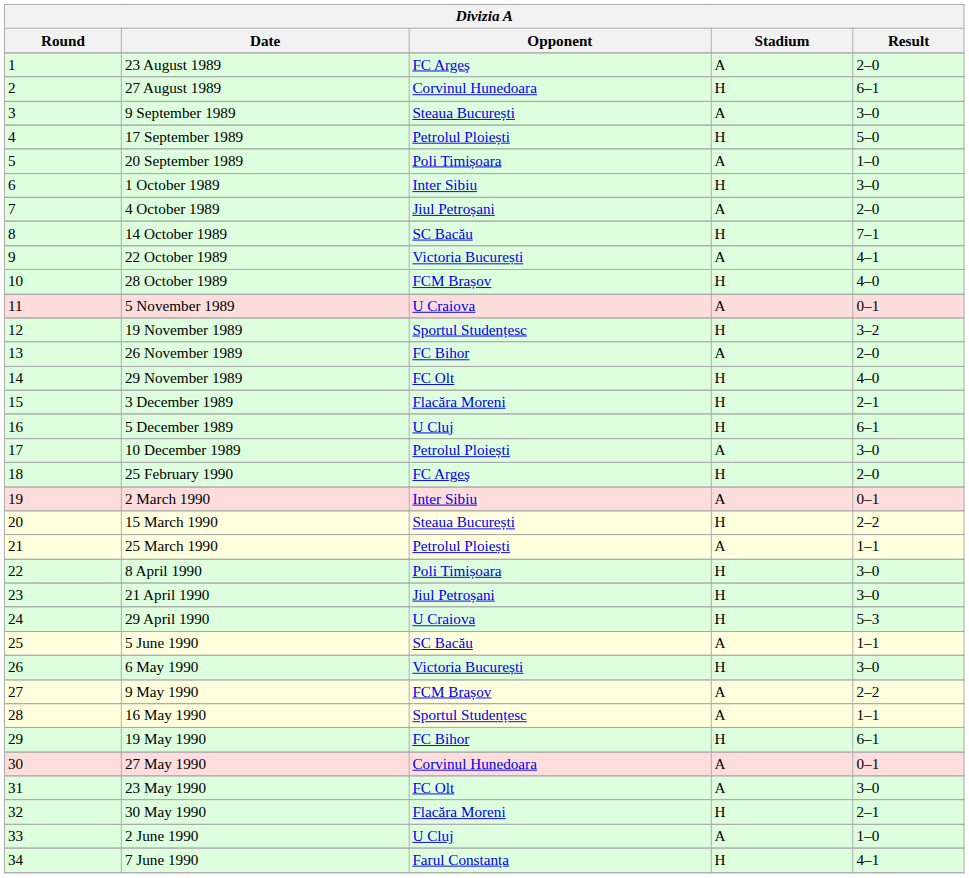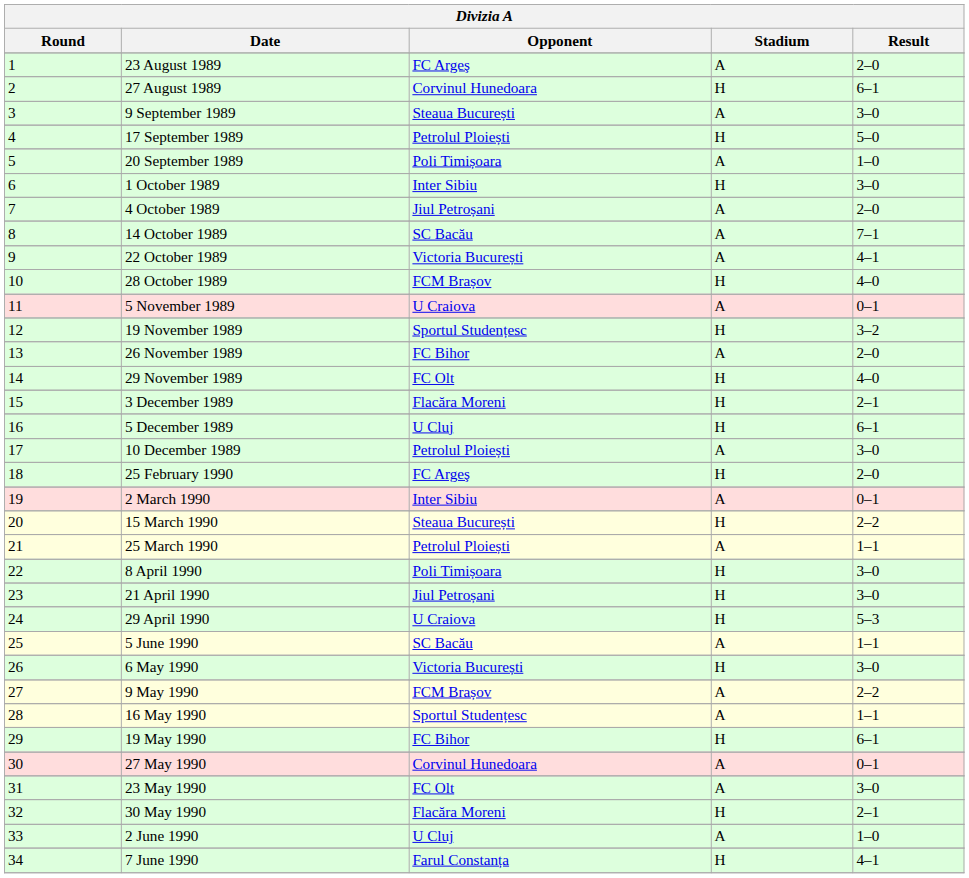(720, 233) H -> (720, 233) A
